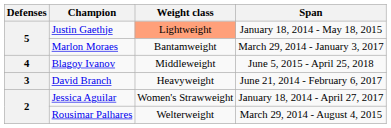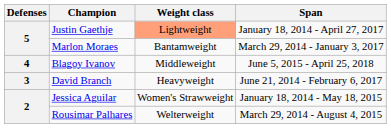(311, 30) January 18, 2014 - May 18, 2015 -> (311, 30) January 18, 2014 - April 27, 2017
(311, 98) January 18, 2014 - April 27, 2017 -> (311, 98) January 18, 2014 - May 18, 2015
